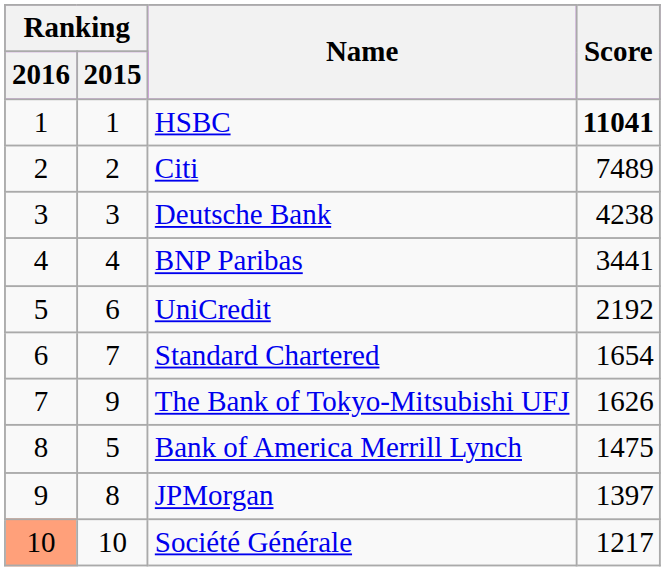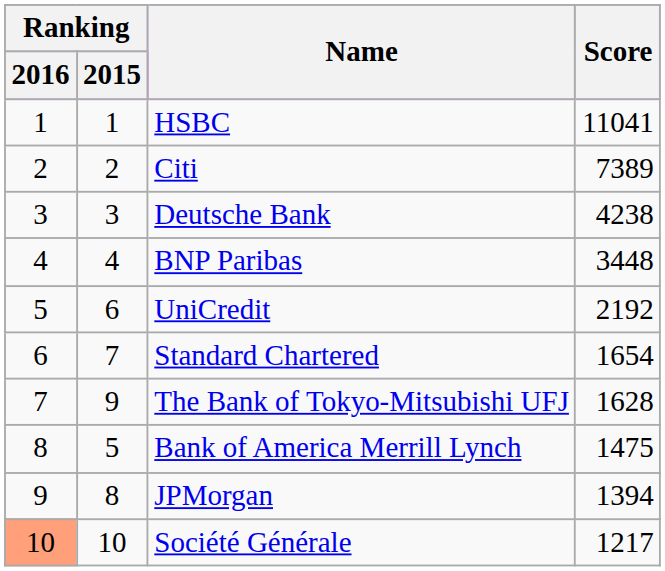(618, 121) bold -> (618, 121) normal
(625, 167) 7489 -> (625, 167) 7389
(625, 261) 3441 -> (625, 261) 3448
(625, 401) 1626 -> (625, 401) 1628
(625, 494) 1397 -> (625, 494) 1394
